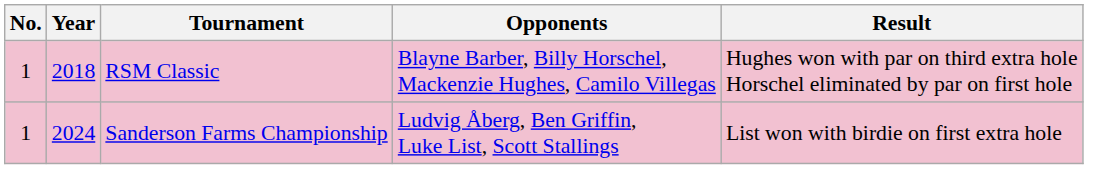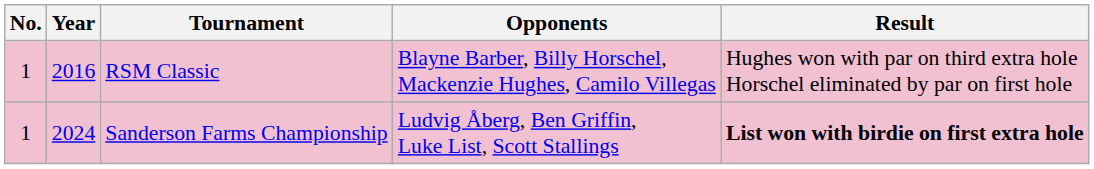(74, 71) 2018 -> (74, 71) 2016
(894, 132) normal -> (905, 132) bold
